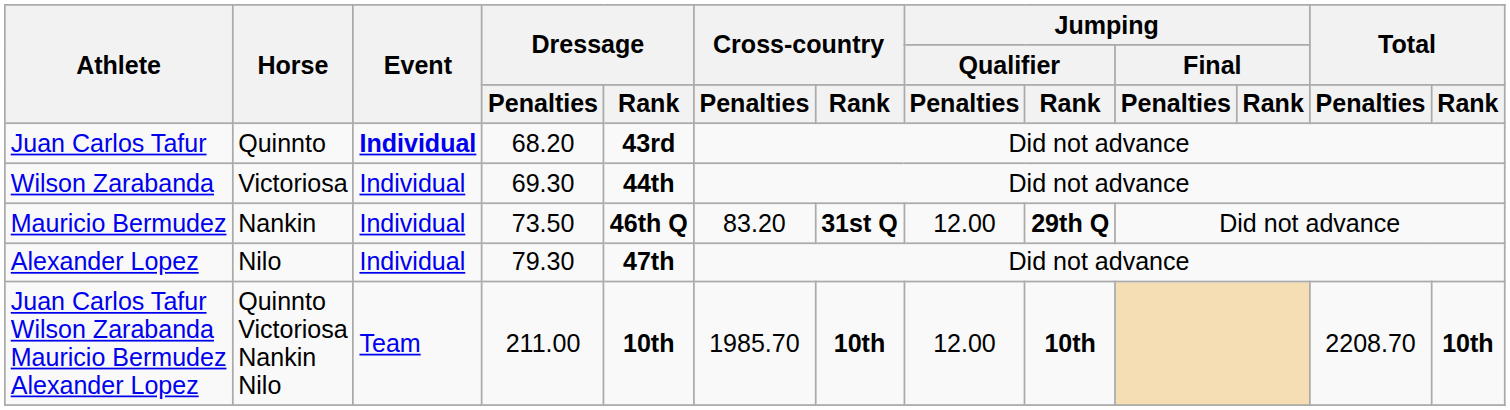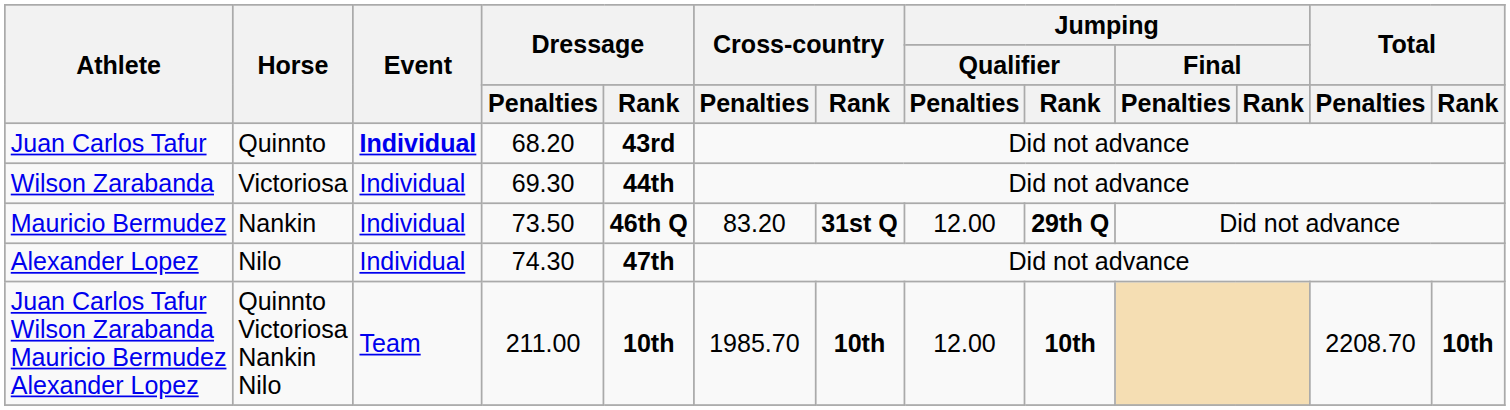(543, 263) 79.30 -> (543, 263) 74.30
